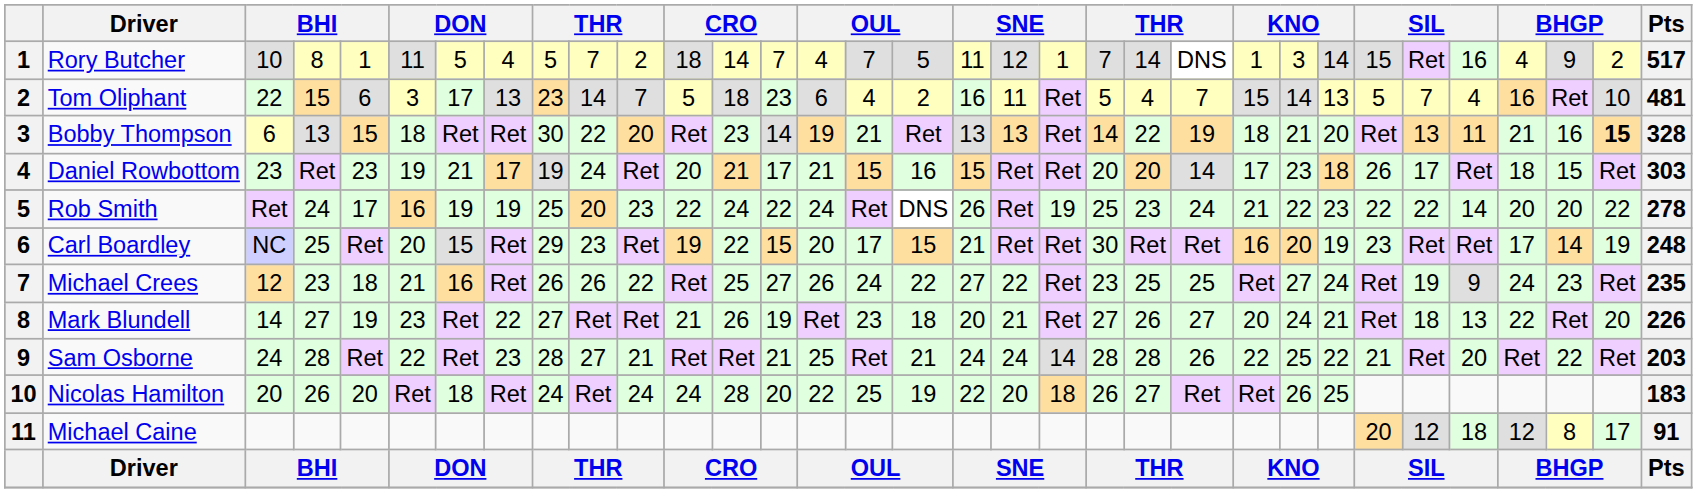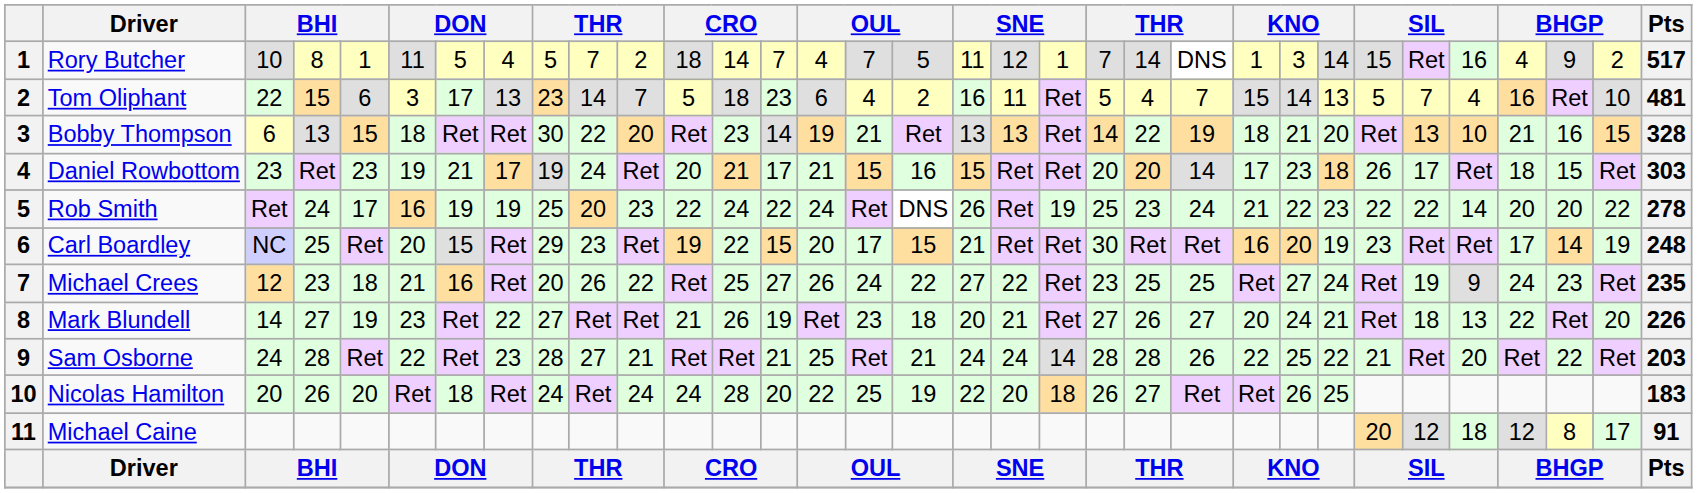(1474, 134) 11 -> (1474, 134) 10
(1617, 134) bold -> (1617, 134) normal
(551, 283) 26 -> (551, 283) 20
